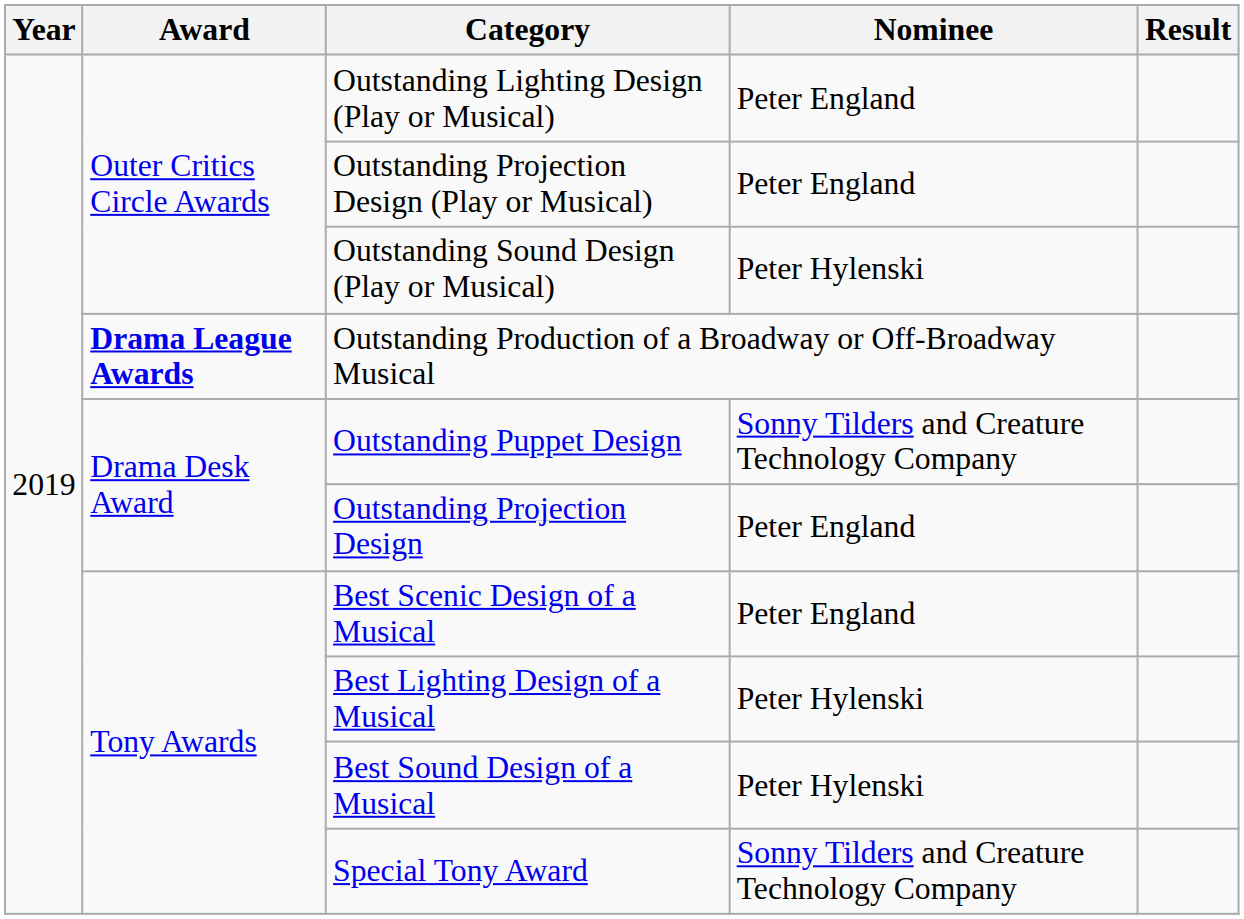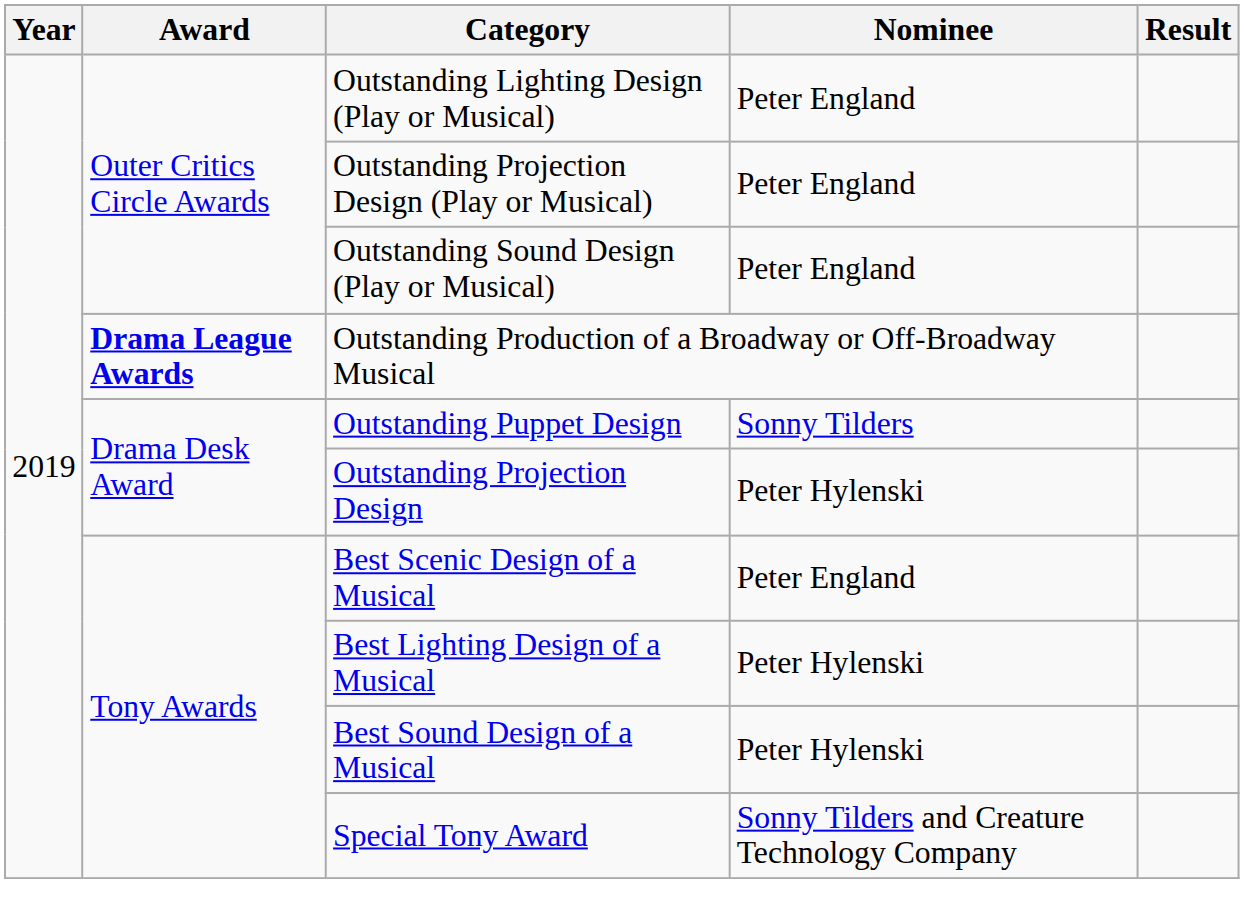(830, 269) Peter Hylenski -> (826, 269) Peter England
(910, 441) Sonny Tilders and Creature Technology Company -> (825, 423) Sonny Tilders
(826, 527) Peter England -> (830, 491) Peter Hylenski
